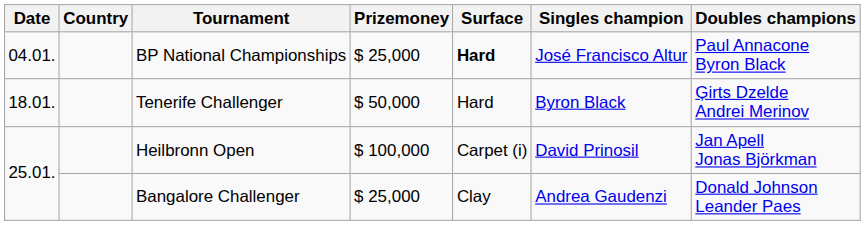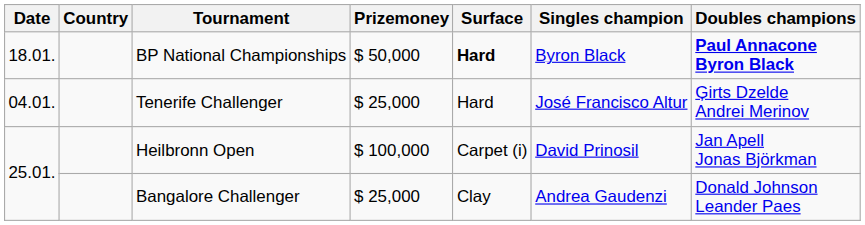(32, 55) 04.01. -> (32, 55) 18.01.
(387, 55) $ 25,000 -> (387, 55) $ 50,000
(611, 55) José Francisco Altur -> (580, 55) Byron Black
(752, 55) normal -> (756, 55) bold
(32, 102) 18.01. -> (32, 102) 04.01.
(387, 102) $ 50,000 -> (387, 102) $ 25,000
(580, 102) Byron Black -> (611, 102) José Francisco Altur
